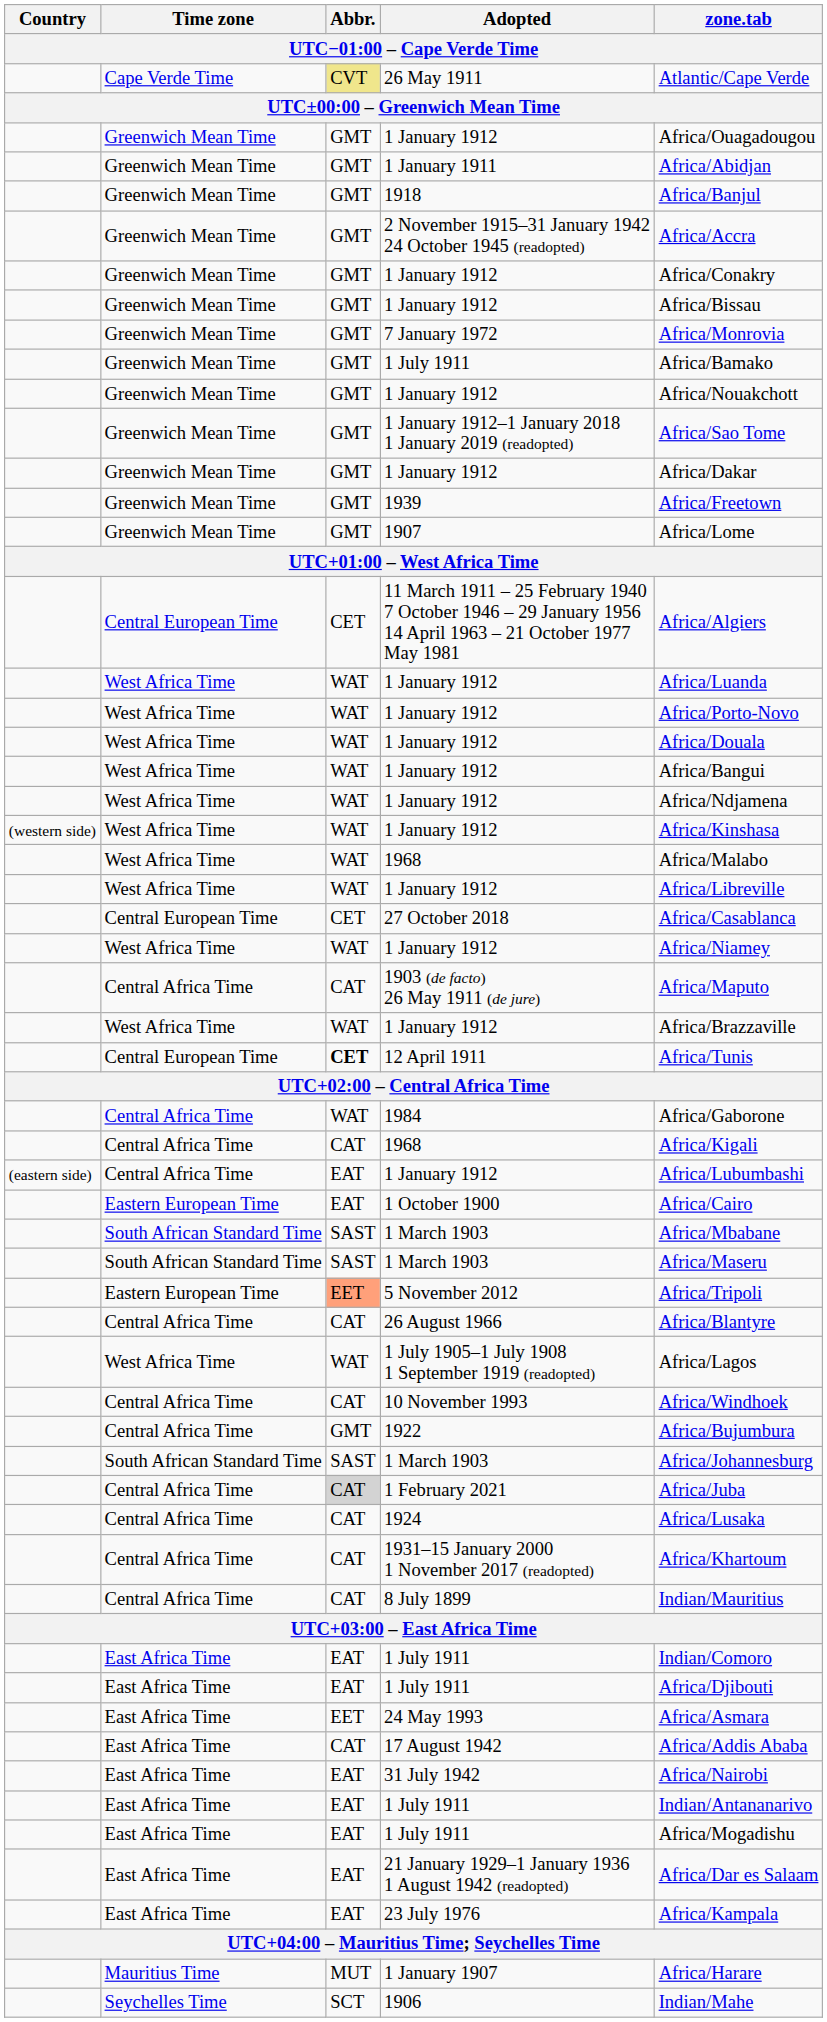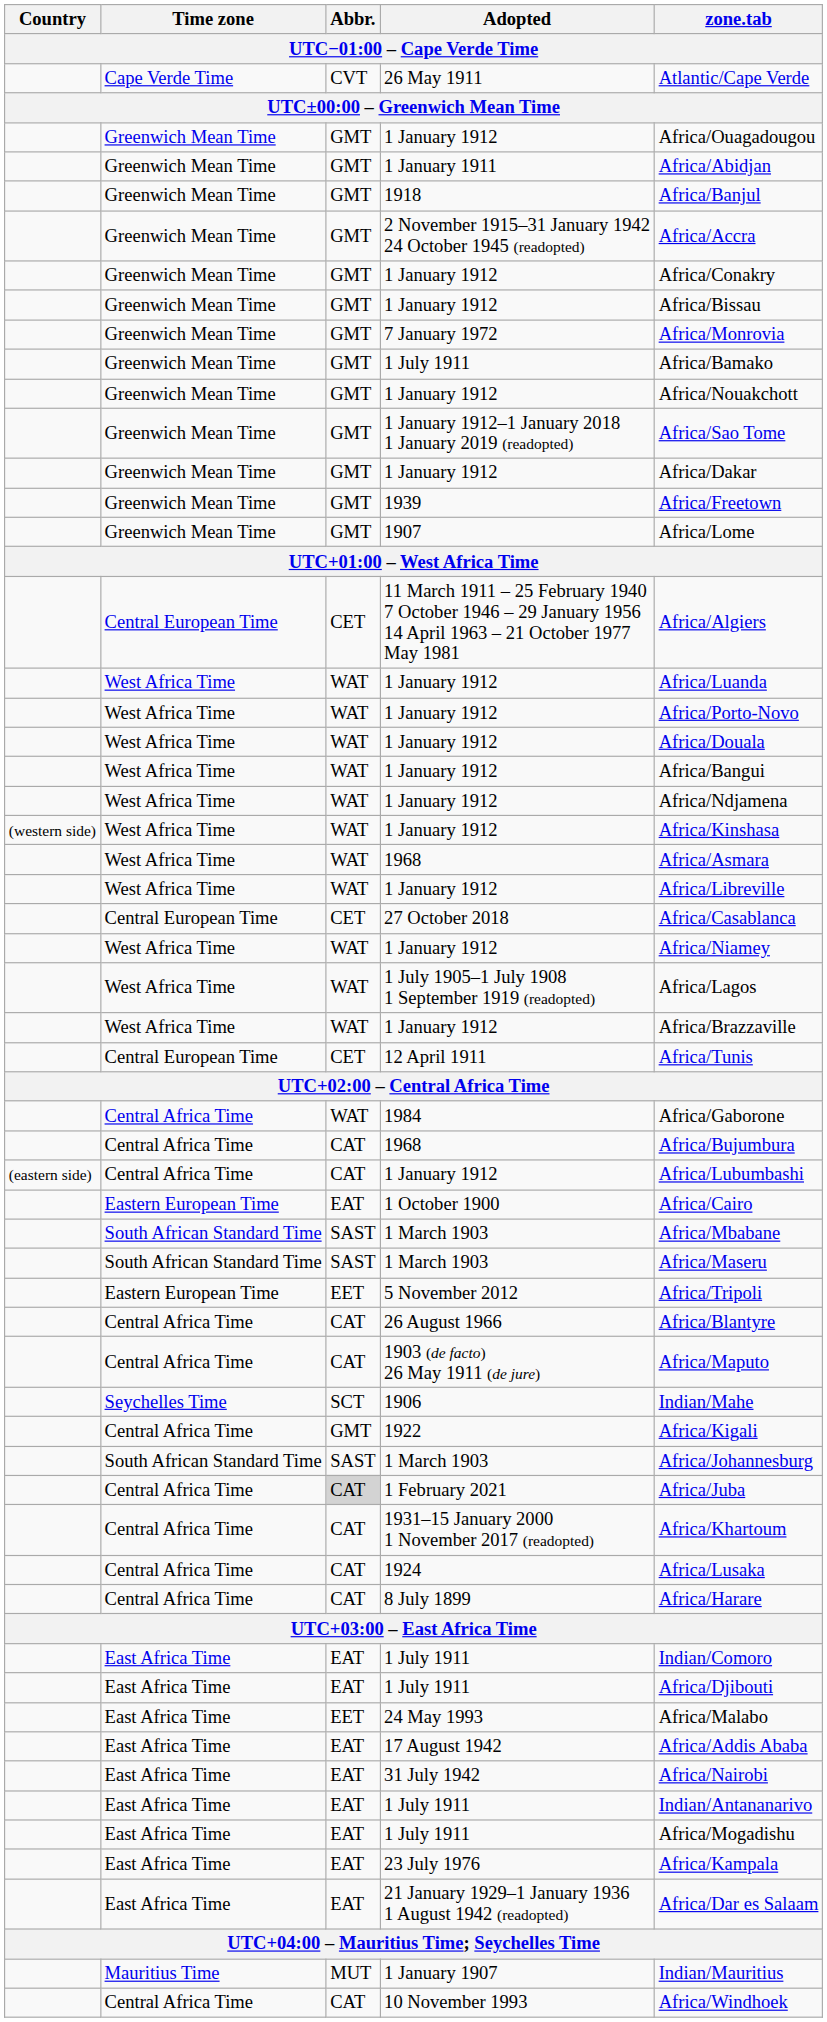(349, 78) khaki background -> (349, 78) no background
(713, 859) Africa/Malabo -> (714, 859) Africa/Asmara
rows swapped: (170, 1361) <-> (179, 987)
(349, 1056) bold -> (348, 1056) normal
(708, 1145) Africa/Kigali -> (727, 1145) Africa/Bujumbura
(347, 1174) EAT -> (348, 1174) CAT
(347, 1292) lightsalmon background -> (347, 1292) no background
rows swapped: (179, 1401) <-> (166, 2002)
(727, 1431) Africa/Bujumbura -> (708, 1431) Africa/Kigali
rows swapped: (179, 1559) <-> (179, 1519)
(721, 1599) Indian/Mauritius -> (710, 1599) Africa/Harare
(714, 1716) Africa/Asmara -> (713, 1716) Africa/Malabo
(348, 1746) CAT -> (347, 1746) EAT
rows swapped: (167, 1874) <-> (167, 1914)
(710, 1973) Africa/Harare -> (721, 1973) Indian/Mauritius
